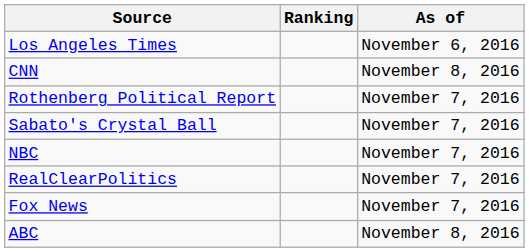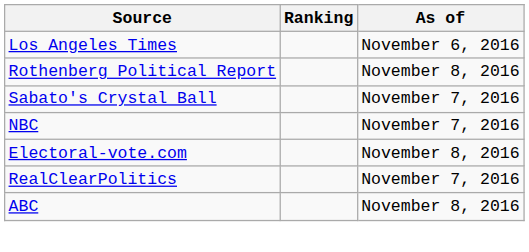- row: (23, 72)
(440, 99) November 7, 2016 -> (440, 72) November 8, 2016
+ row: (98, 153)
- row: (48, 206)
